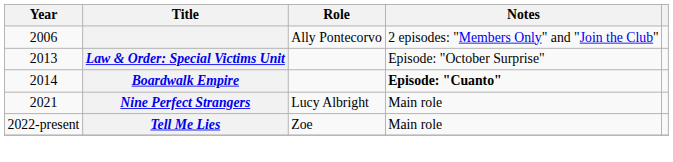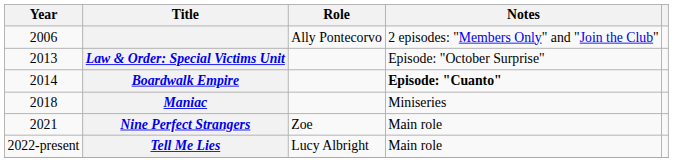+ row: (44, 102)
(330, 102) Lucy Albright -> (302, 124) Zoe
(302, 124) Zoe -> (330, 146) Lucy Albright
